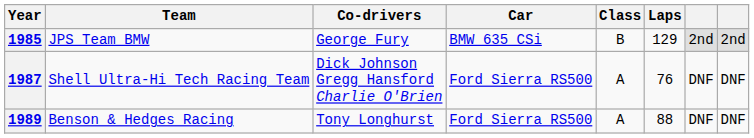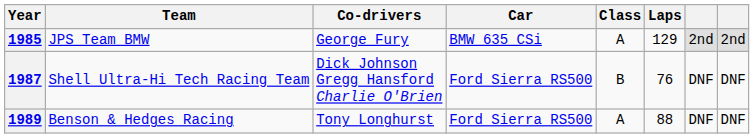(620, 40) B -> (620, 40) A
(620, 80) A -> (620, 80) B
